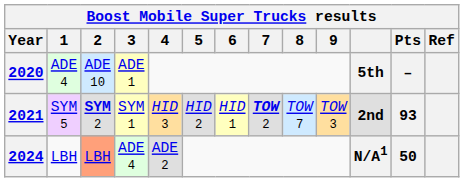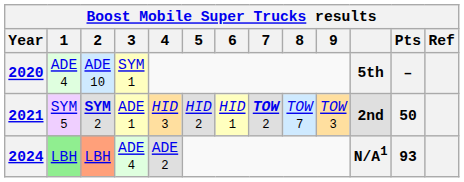(131, 74) ADE 1 -> (131, 74) SYM 1
(131, 115) SYM 1 -> (131, 115) ADE 1
(408, 115) 93 -> (408, 115) 50
(64, 156) no background -> (64, 156) lightgreen background
(408, 156) 50 -> (408, 156) 93
